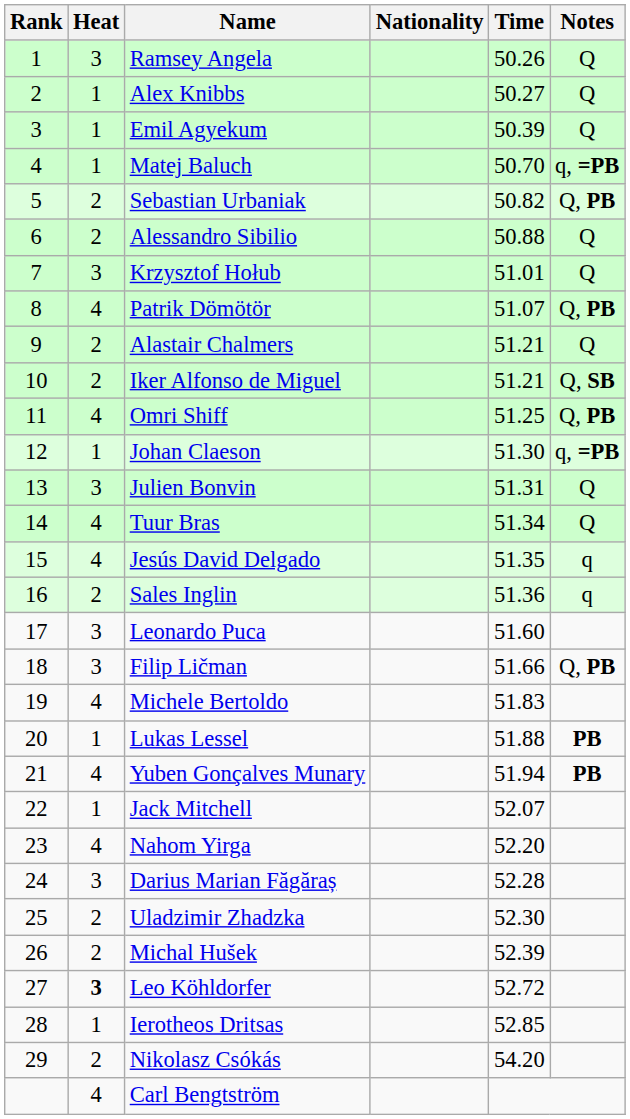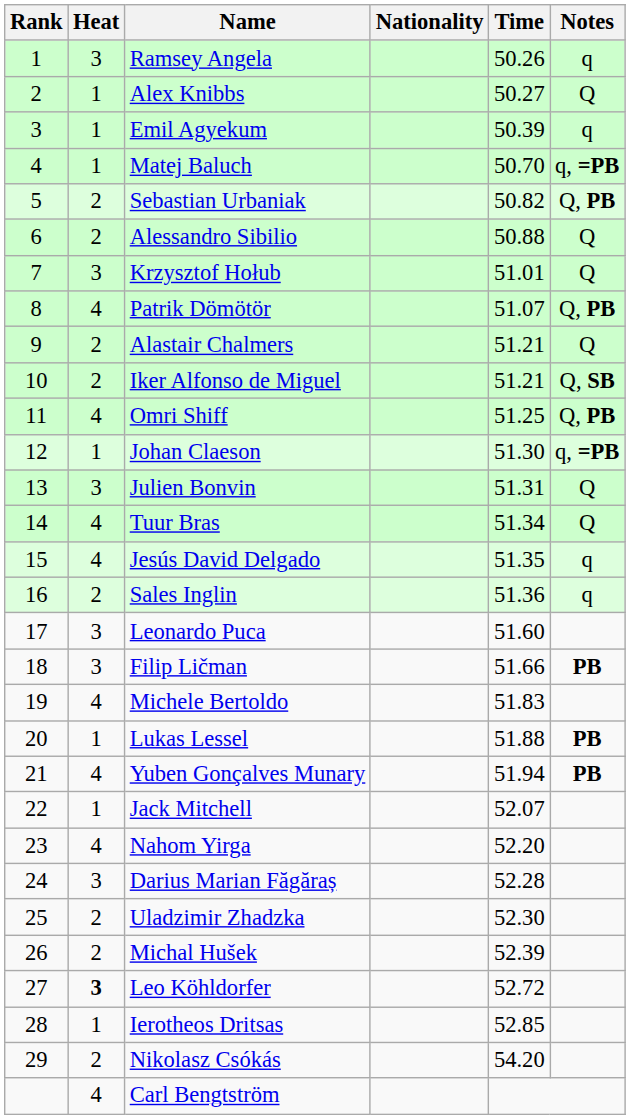(587, 58) Q -> (587, 58) q
(587, 129) Q -> (587, 129) q
(587, 666) Q, PB -> (587, 666) PB
